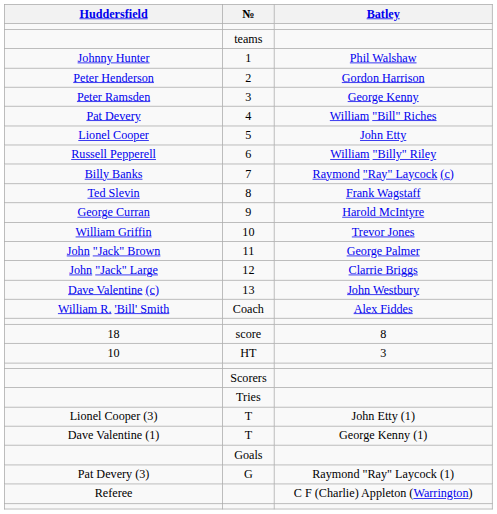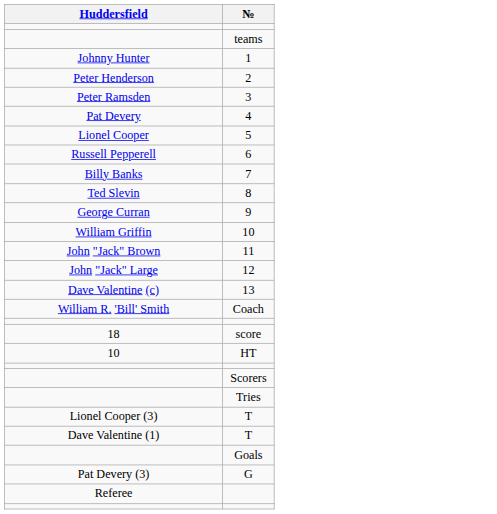- column: (383, 14)
